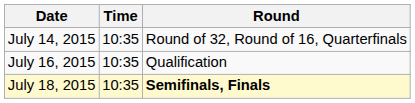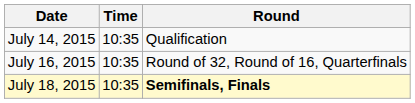(276, 39) Round of 32, Round of 16, Quarterfinals -> (186, 39) Qualification
(186, 62) Qualification -> (276, 62) Round of 32, Round of 16, Quarterfinals
